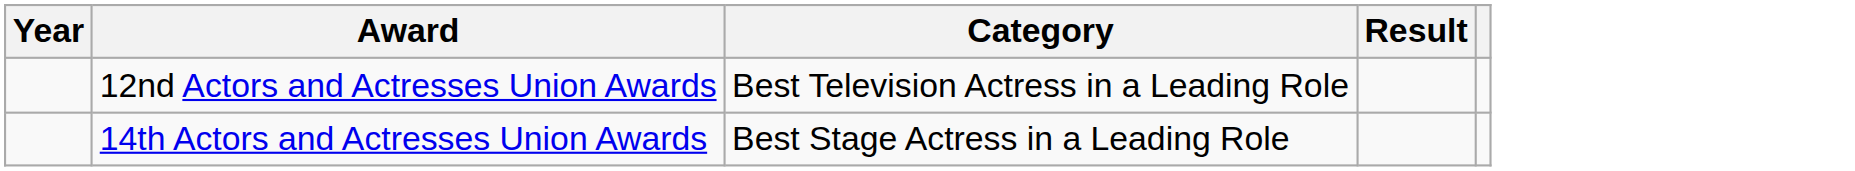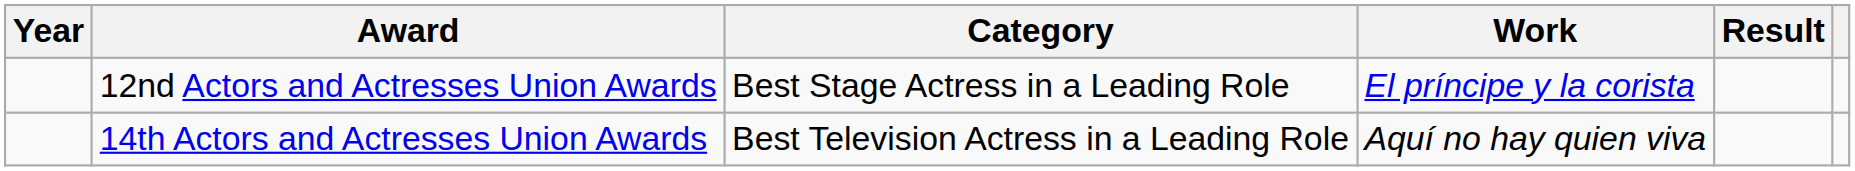+ column: (1535, 31)
(1041, 84) Best Television Actress in a Leading Role -> (1011, 84) Best Stage Actress in a Leading Role
(1011, 138) Best Stage Actress in a Leading Role -> (1041, 138) Best Television Actress in a Leading Role
